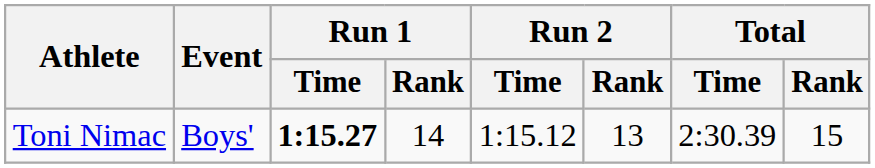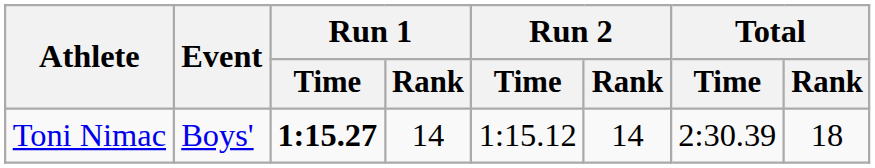(628, 135) 13 -> (628, 135) 14
(827, 135) 15 -> (827, 135) 18
